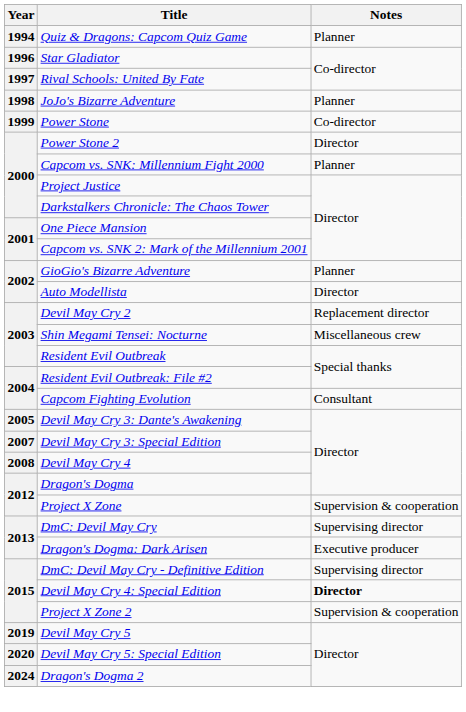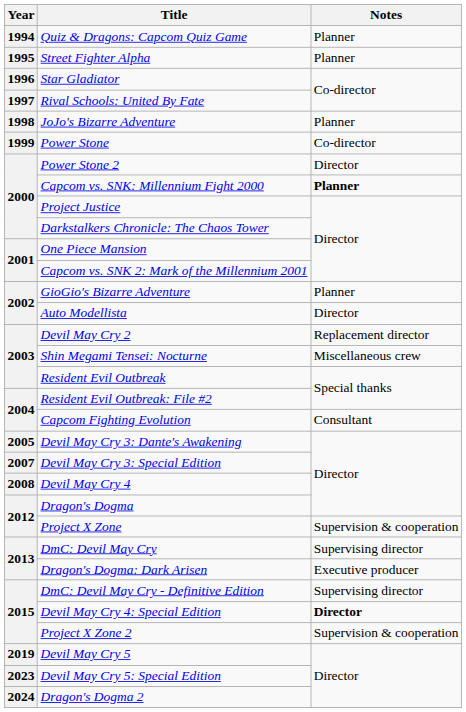+ row: (95, 57)
(334, 164) normal -> (336, 185) bold
(21, 654) 2020 -> (21, 675) 2023
